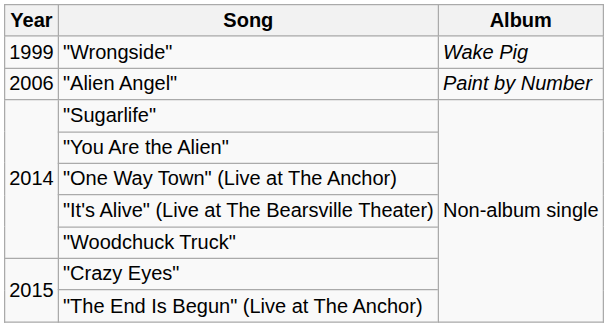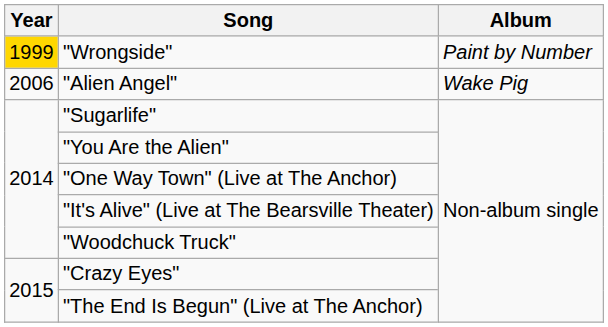(31, 52) no background -> (31, 52) gold background
(486, 52) Wake Pig -> (517, 52) Paint by Number
(517, 83) Paint by Number -> (486, 83) Wake Pig
